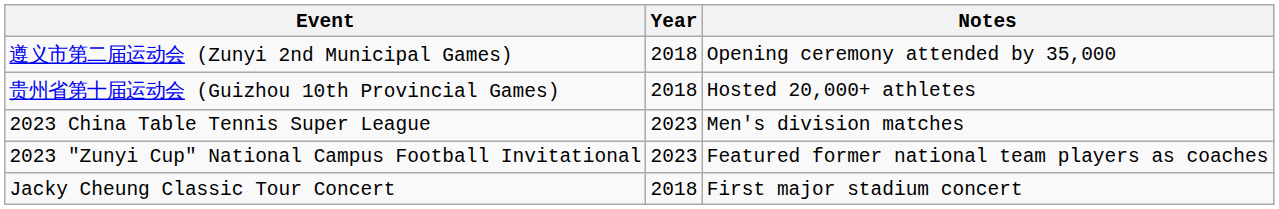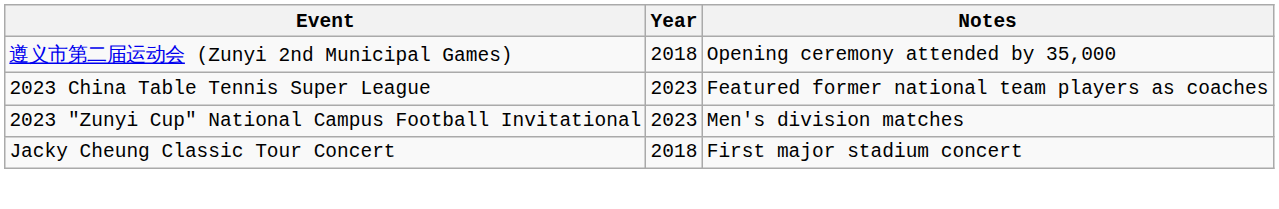- row: (284, 92)
(835, 125) Men's division matches -> (988, 89) Featured former national team players as coaches
(988, 157) Featured former national team players as coaches -> (835, 120) Men's division matches
